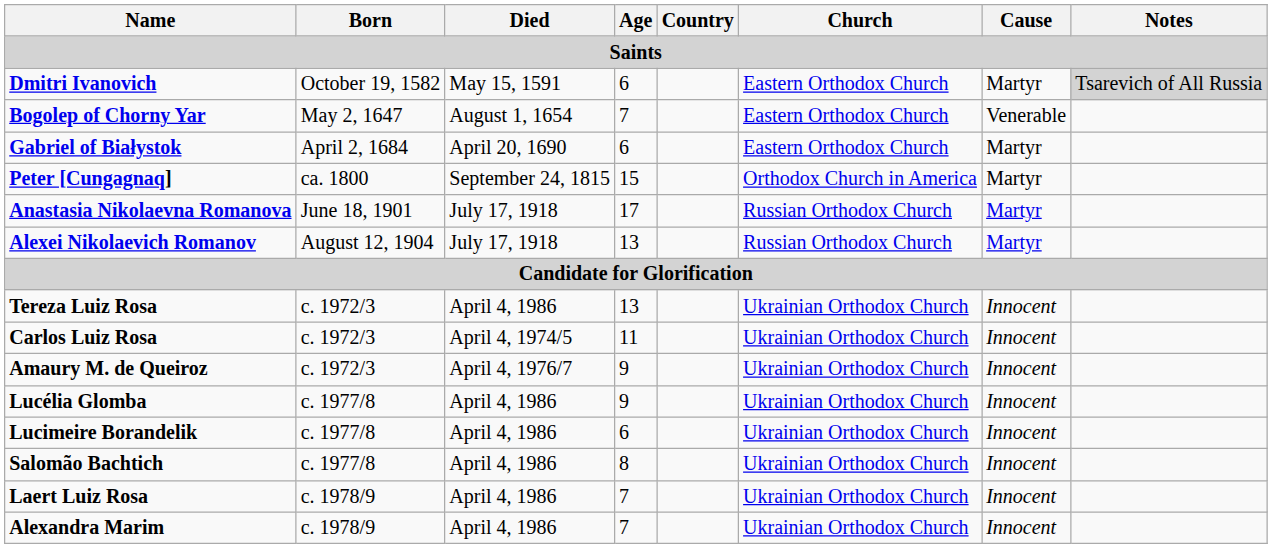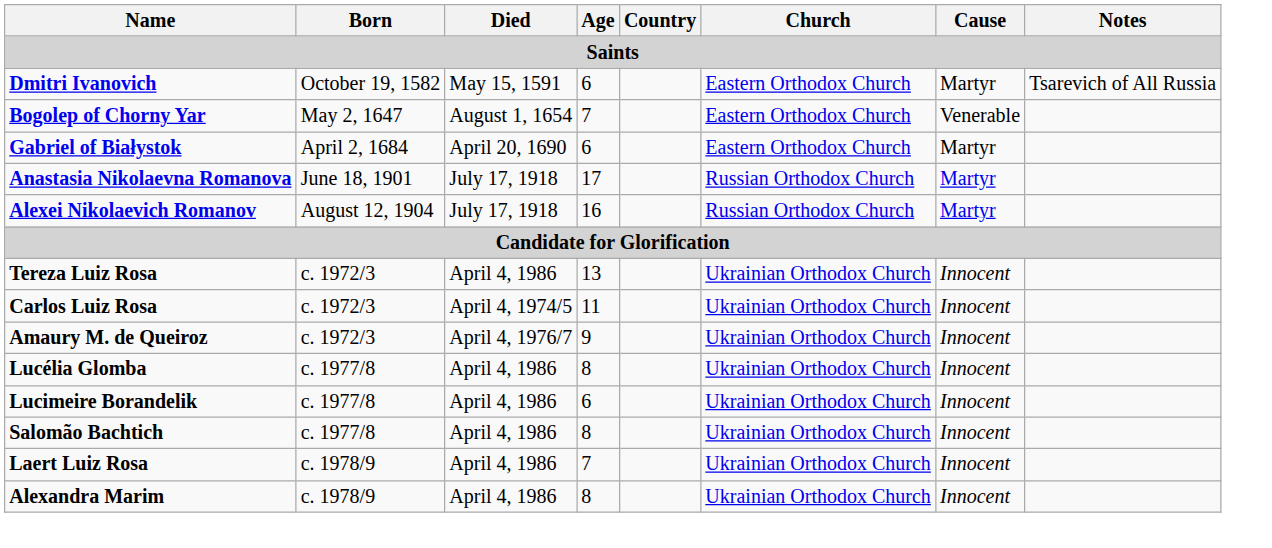(1169, 83) lightgrey background -> (1123, 83) no background
- row: (90, 178)
(629, 242) 13 -> (591, 210) 16
(624, 400) 9 -> (586, 369) 8
(624, 527) 7 -> (586, 496) 8
